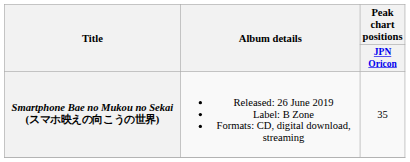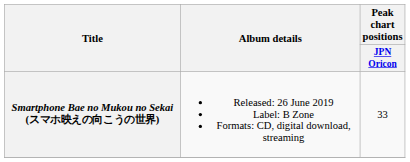(383, 114) 35 -> (383, 114) 33
